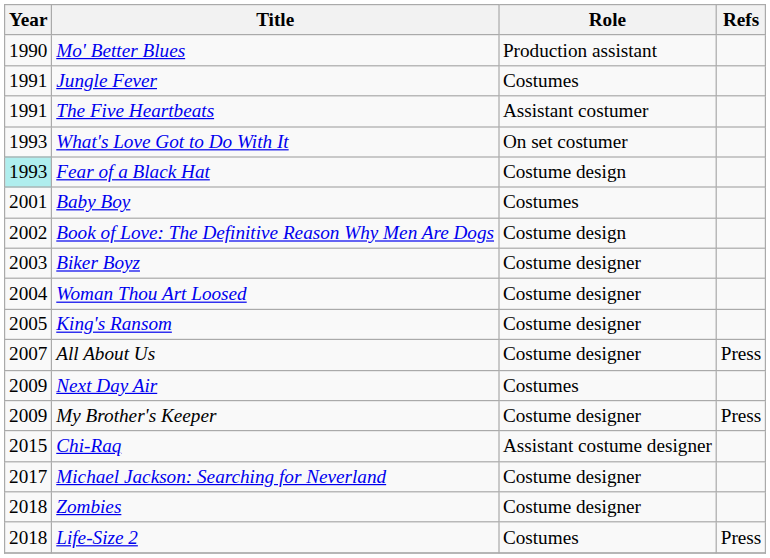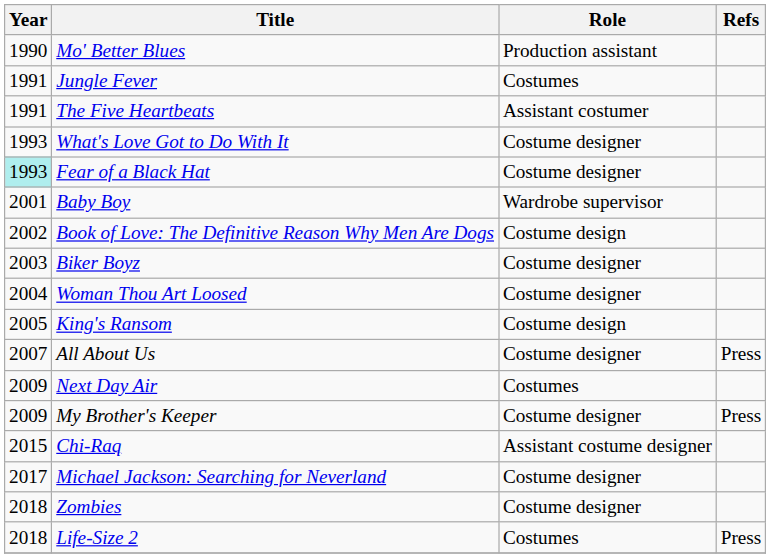(565, 141) On set costumer -> (572, 141) Costume designer
(564, 171) Costume design -> (572, 171) Costume designer
(541, 202) Costumes -> (583, 202) Wardrobe supervisor
(572, 324) Costume designer -> (564, 324) Costume design
